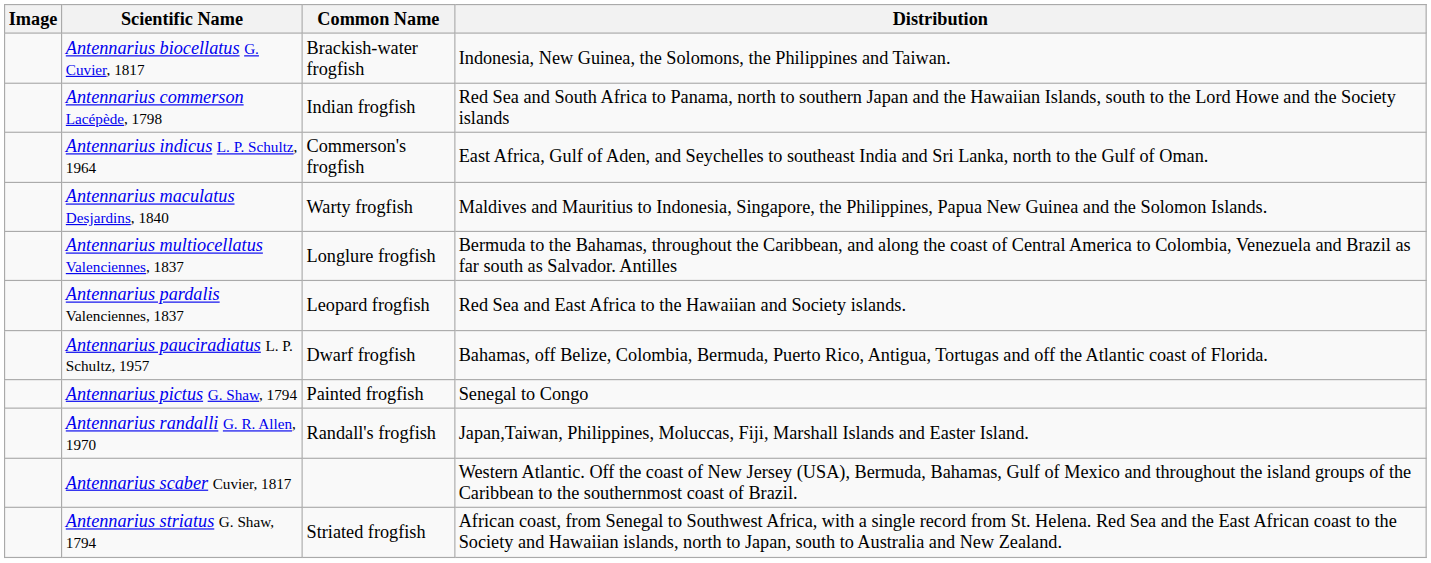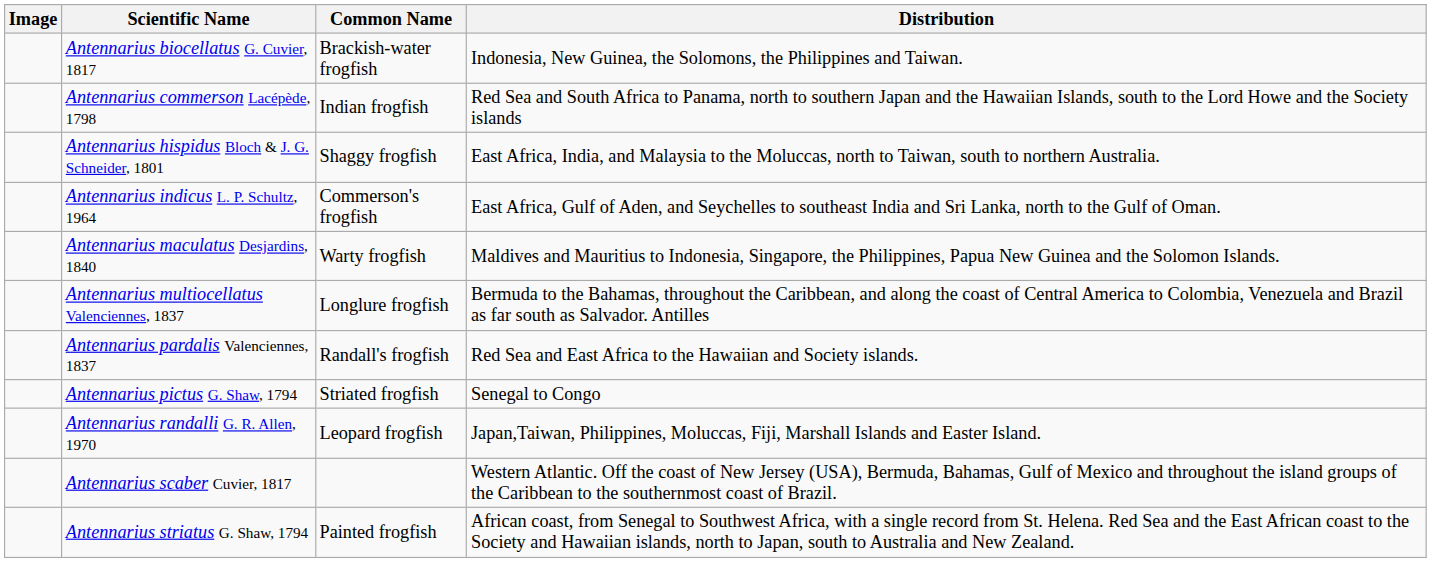+ row: (187, 157)
(368, 305) Leopard frogfish -> (384, 354) Randall's frogfish
- row: (179, 354)
(365, 394) Painted frogfish -> (379, 394) Striated frogfish
(371, 433) Randall's frogfish -> (381, 433) Leopard frogfish
(366, 532) Striated frogfish -> (378, 532) Painted frogfish
